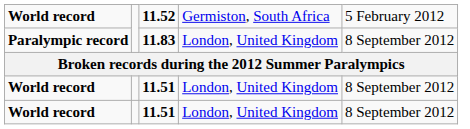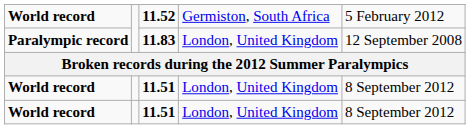(400, 40) 8 September 2012 -> (403, 40) 12 September 2008
